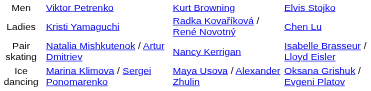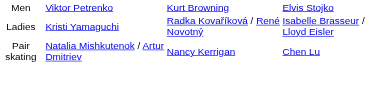(303, 26) Chen Lu -> (324, 26) Isabelle Brasseur / Lloyd Eisler
(325, 51) Isabelle Brasseur / Lloyd Eisler -> (301, 51) Chen Lu
- row: (21, 76)
